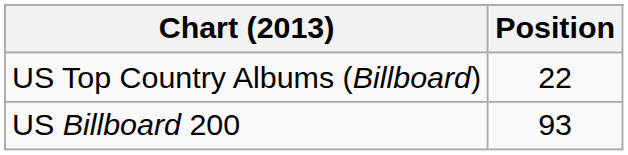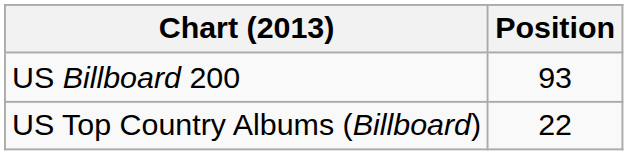rows swapped: (126, 125) <-> (247, 76)
